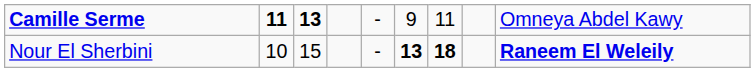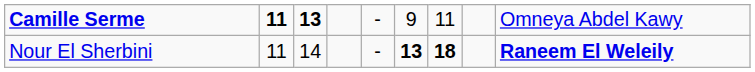(277, 51) 10 -> (277, 51) 11
(310, 51) 15 -> (310, 51) 14
